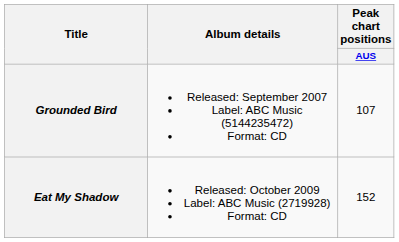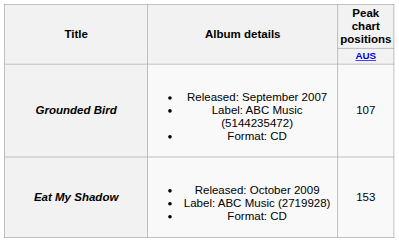(366, 197) 152 -> (366, 197) 153
